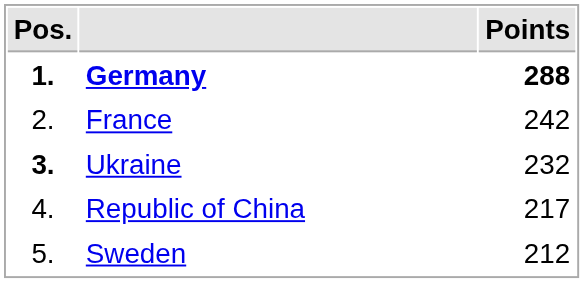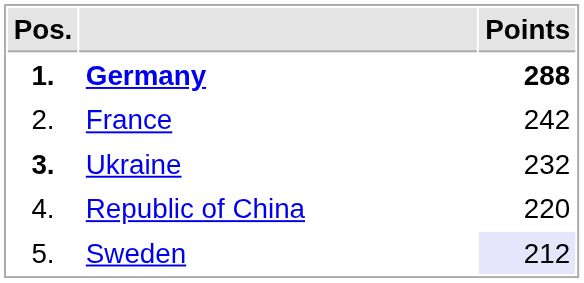(547, 209) 217 -> (547, 209) 220
(547, 253) no background -> (547, 253) lavender background
